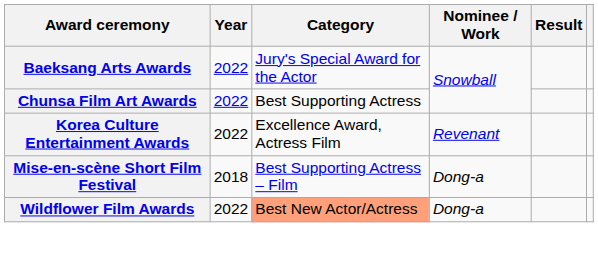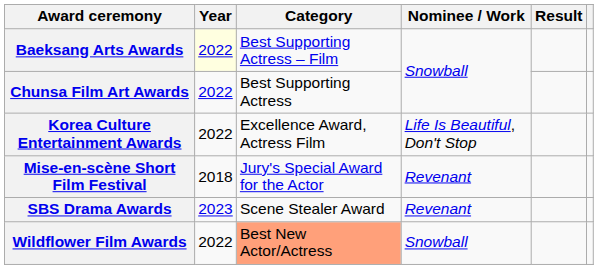(231, 67) no background -> (215, 50) lightyellow background
(338, 67) Jury's Special Award for the Actor -> (295, 50) Best Supporting Actress – Film
(466, 134) Revenant -> (460, 134) Life Is Beautiful, Don't Stop
(338, 176) Best Supporting Actress – Film -> (311, 176) Jury's Special Award for the Actor
(458, 176) Dong-a -> (438, 176) Revenant
+ row: (100, 209)
(458, 209) Dong-a -> (436, 243) Snowball
